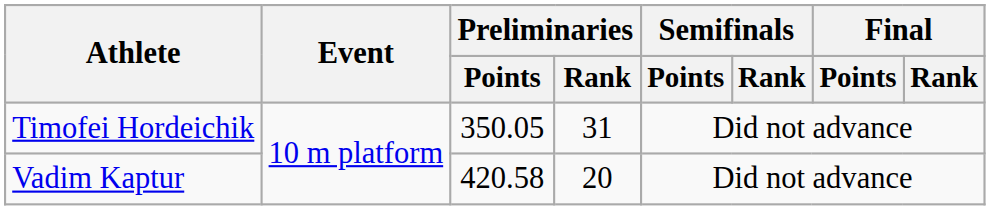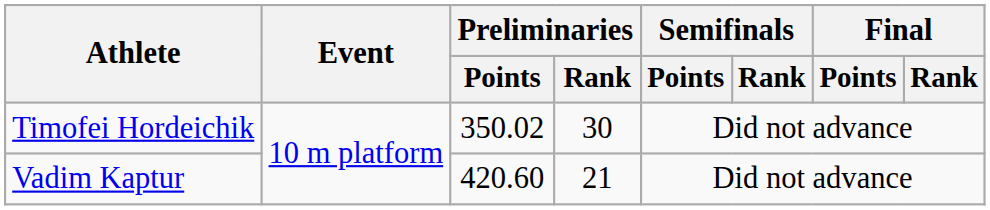(502, 128) 350.05 -> (502, 128) 350.02
(597, 128) 31 -> (597, 128) 30
(502, 178) 420.58 -> (502, 178) 420.60
(597, 178) 20 -> (597, 178) 21
